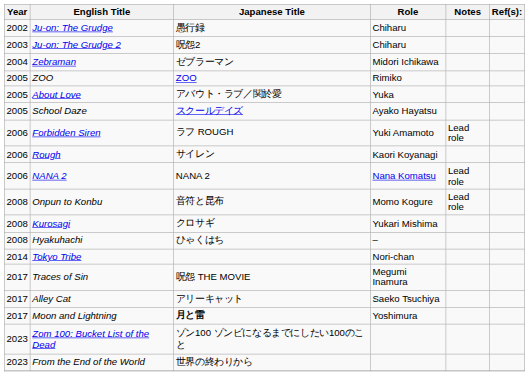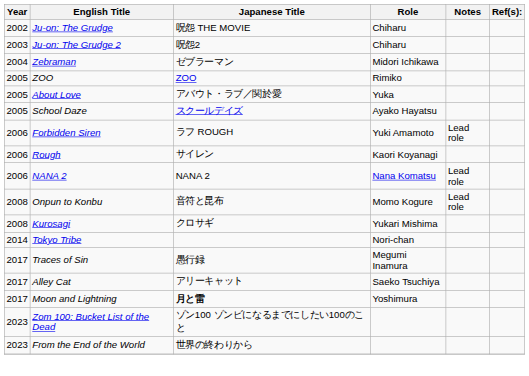(190, 27) 愚行録 -> (213, 27) 呪怨 THE MOVIE
- row: (57, 240)
(213, 277) 呪怨 THE MOVIE -> (190, 260) 愚行録
